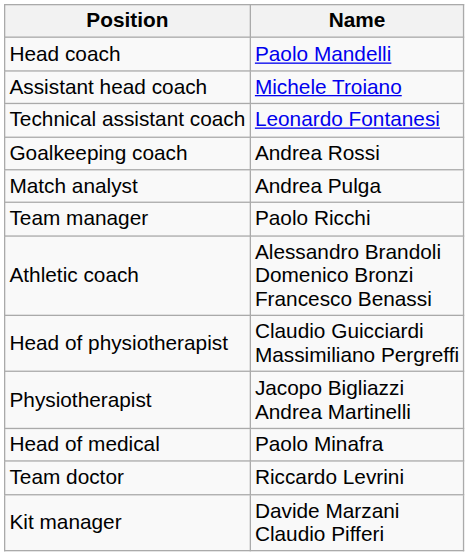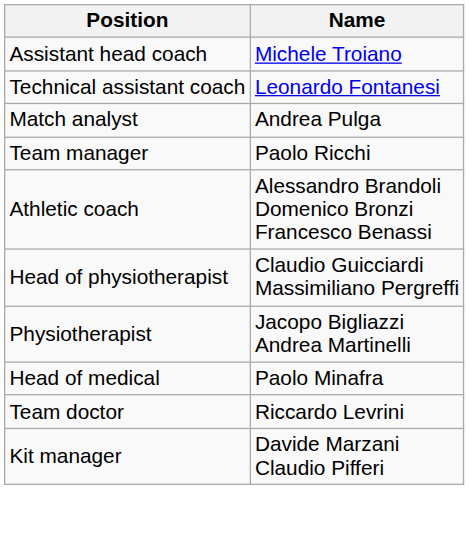- row: (65, 53)
- row: (98, 152)
